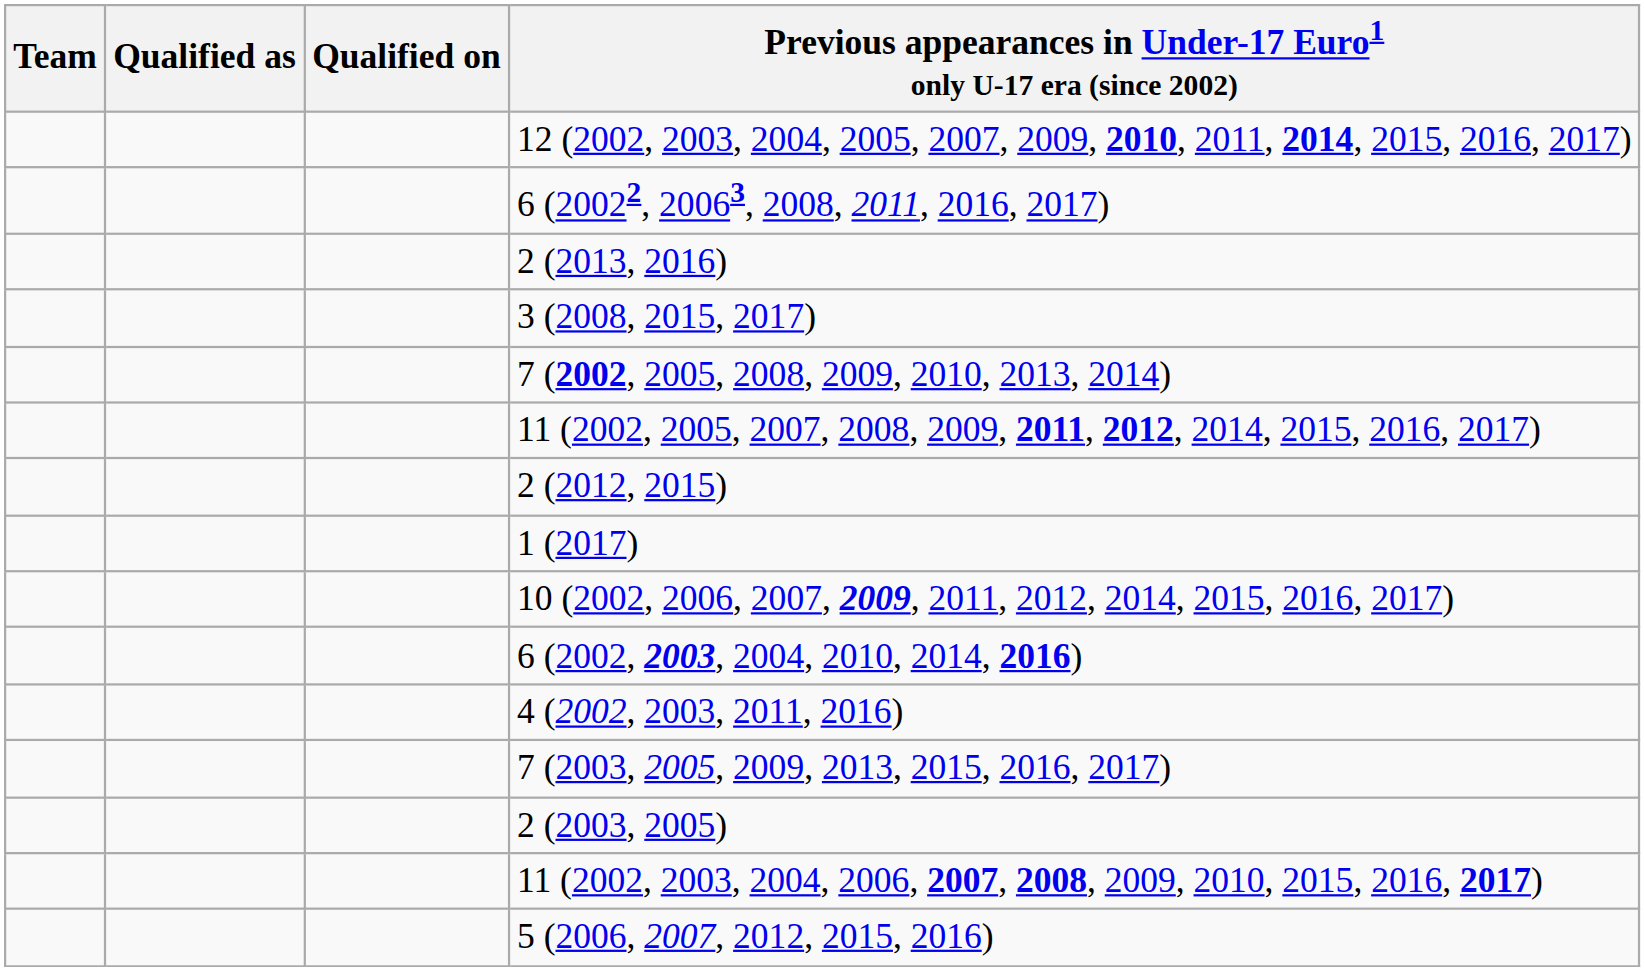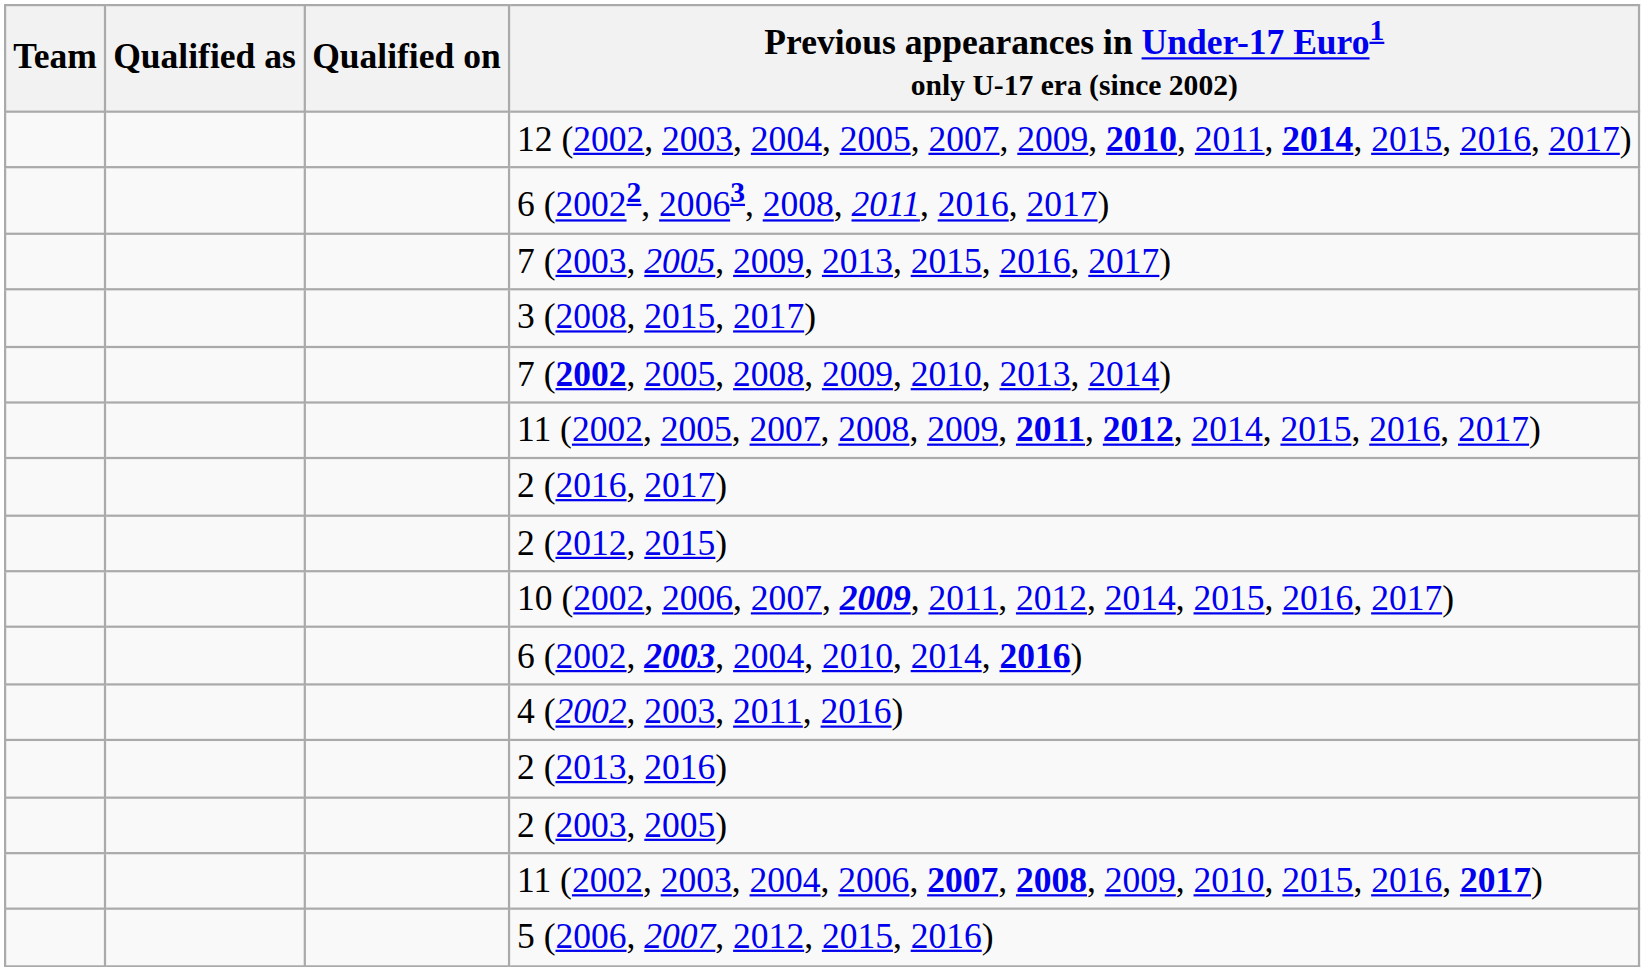rows swapped: (622, 260) <-> (844, 767)
+ row: (622, 486)
- row: (578, 542)
